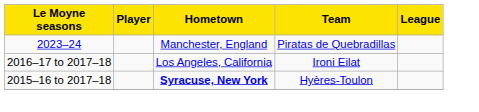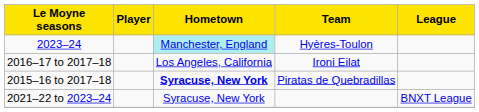(214, 44) no background -> (214, 44) paleturquoise background
(336, 44) Piratas de Quebradillas -> (336, 44) Hyères-Toulon
(336, 80) Hyères-Toulon -> (336, 80) Piratas de Quebradillas
+ row: (59, 98)
